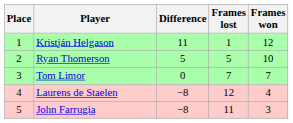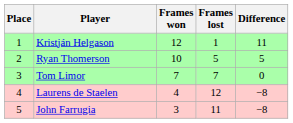columns swapped: (268, 19) <-> (183, 19)
